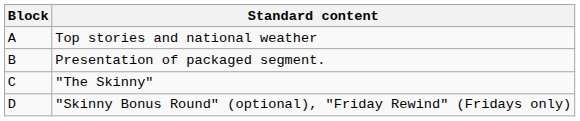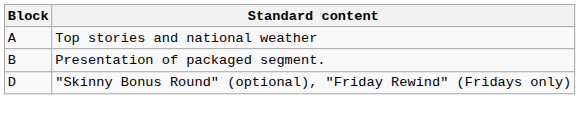- row: (104, 82)
